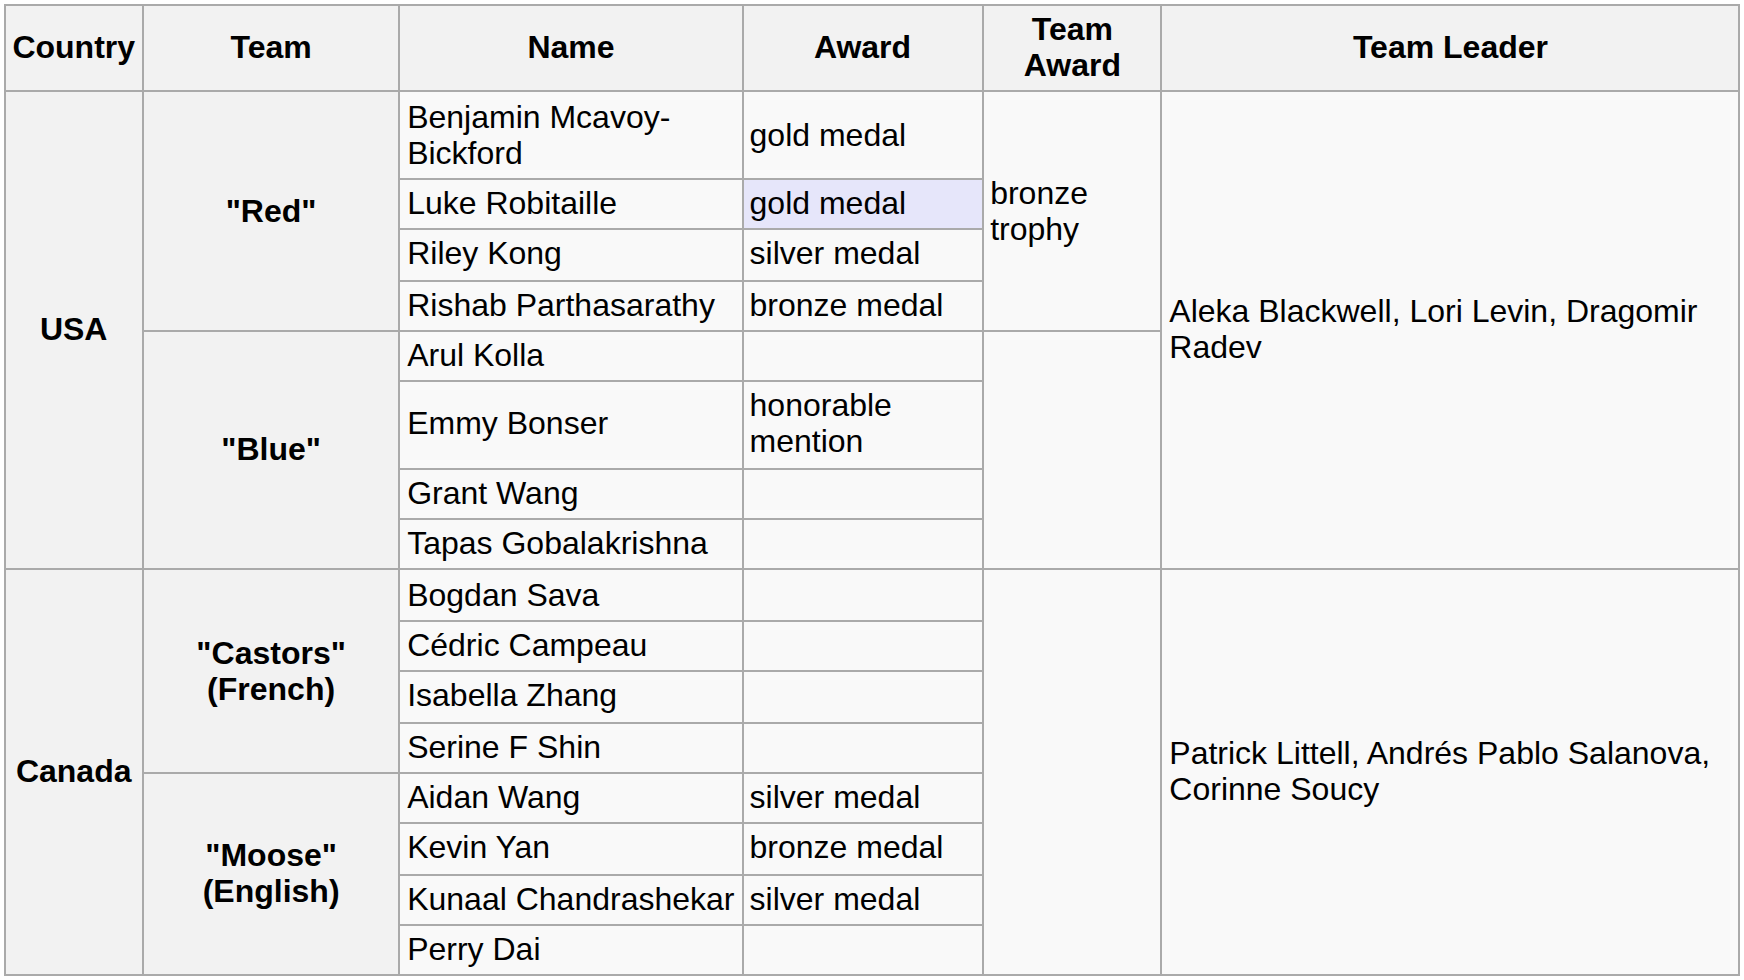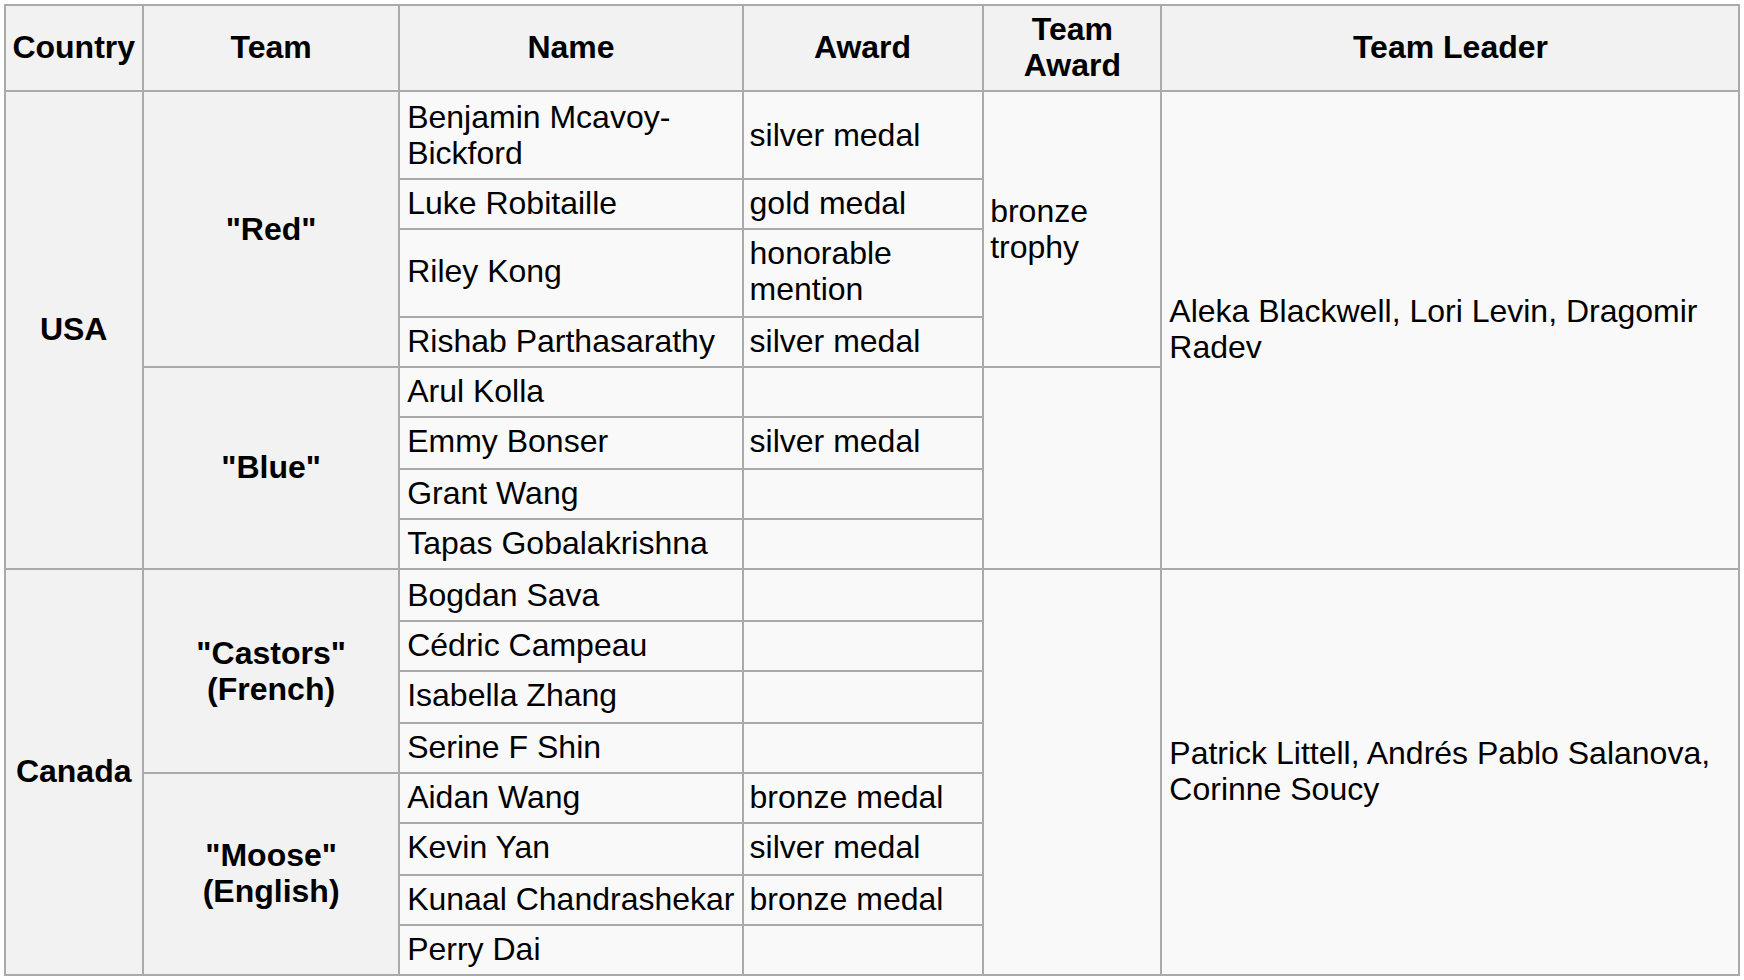(828, 134) gold medal -> (835, 134) silver medal
(828, 203) lavender background -> (828, 203) no background
(835, 254) silver medal -> (821, 272) honorable mention
(847, 304) bronze medal -> (835, 340) silver medal
(821, 424) honorable mention -> (835, 442) silver medal
(835, 797) silver medal -> (847, 797) bronze medal
(847, 848) bronze medal -> (835, 848) silver medal
(835, 899) silver medal -> (847, 899) bronze medal
